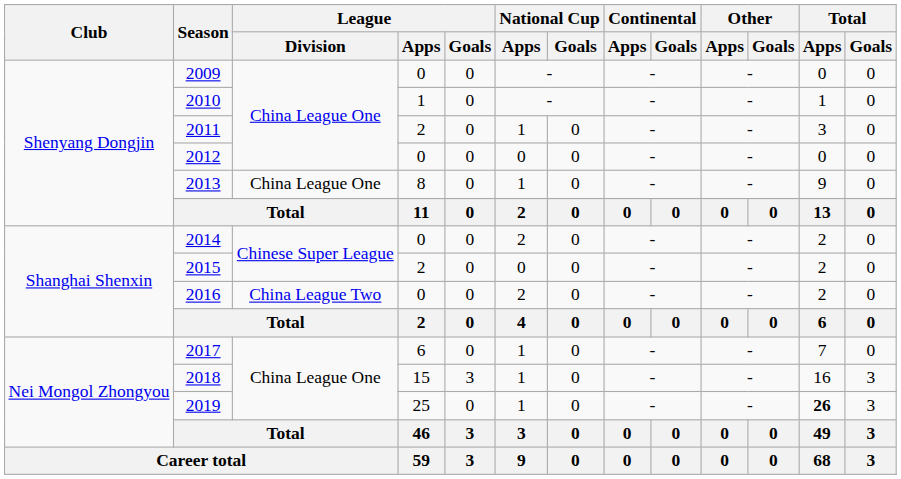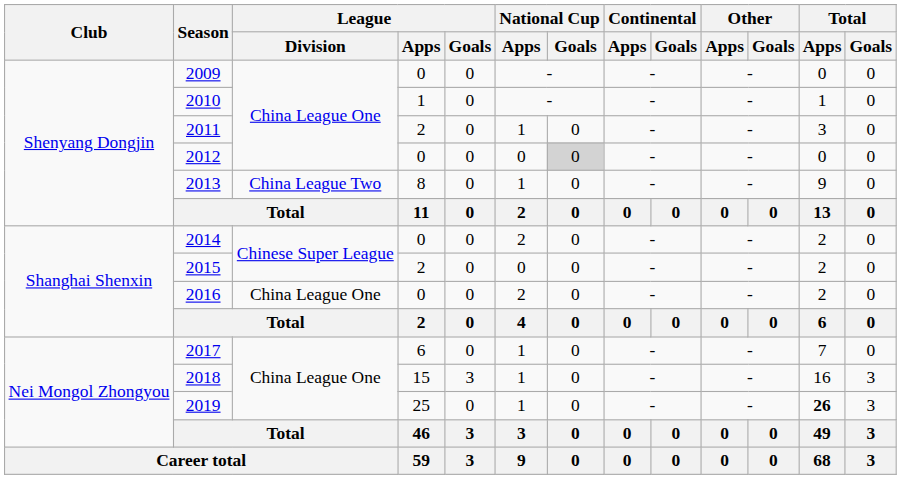(575, 156) no background -> (575, 156) lightgrey background
(315, 184) China League One -> (315, 184) China League Two
(315, 294) China League Two -> (315, 294) China League One
